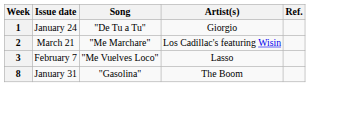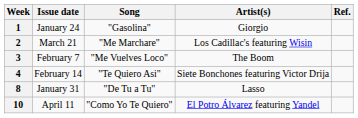(120, 27) "De Tu a Tu" -> (129, 27) "Gasolina"
(222, 58) Lasso -> (253, 58) The Boom
+ row: (18, 74)
(120, 74) "Gasolina" -> (129, 89) "De Tu a Tu"
(222, 74) The Boom -> (253, 89) Lasso
+ row: (18, 105)
